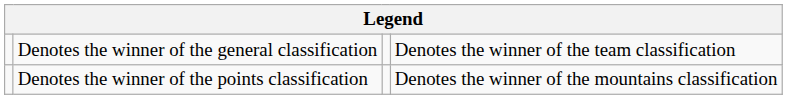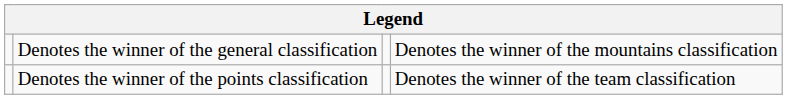(565, 49) Denotes the winner of the team classification -> (586, 49) Denotes the winner of the mountains classification
(586, 79) Denotes the winner of the mountains classification -> (565, 79) Denotes the winner of the team classification
